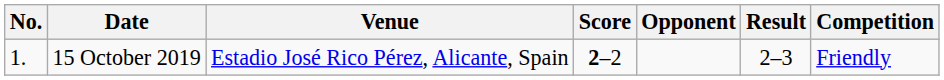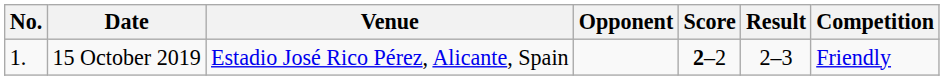columns swapped: (689, 22) <-> (605, 22)
